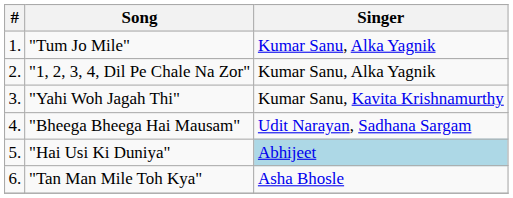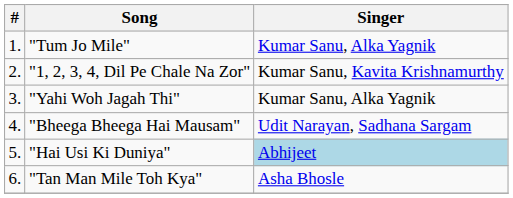(347, 71) Kumar Sanu, Alka Yagnik -> (381, 71) Kumar Sanu, Kavita Krishnamurthy
(381, 98) Kumar Sanu, Kavita Krishnamurthy -> (347, 98) Kumar Sanu, Alka Yagnik
